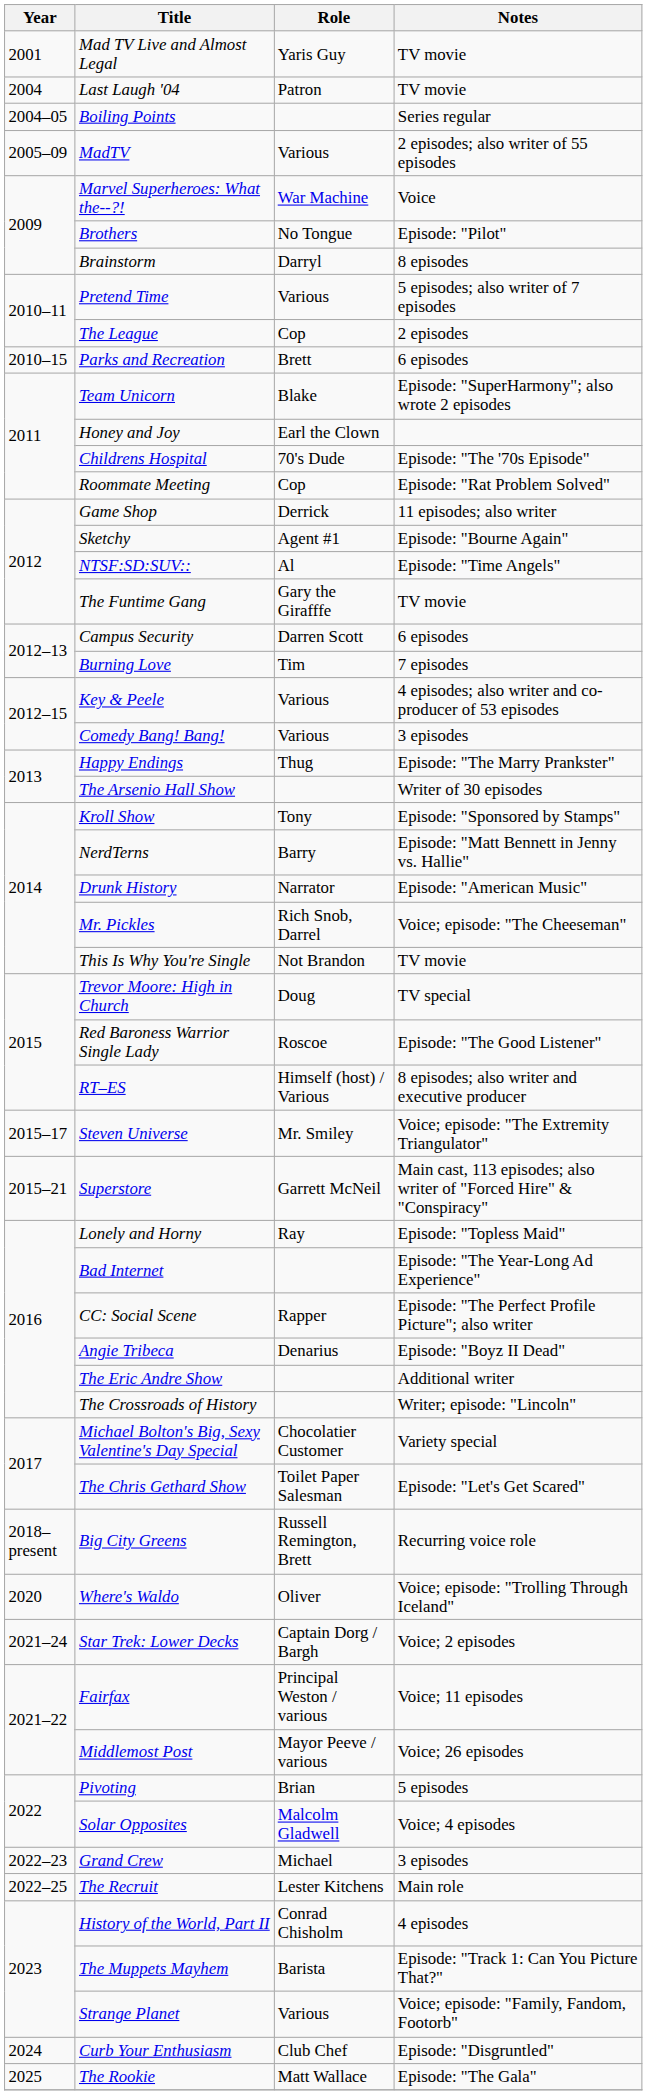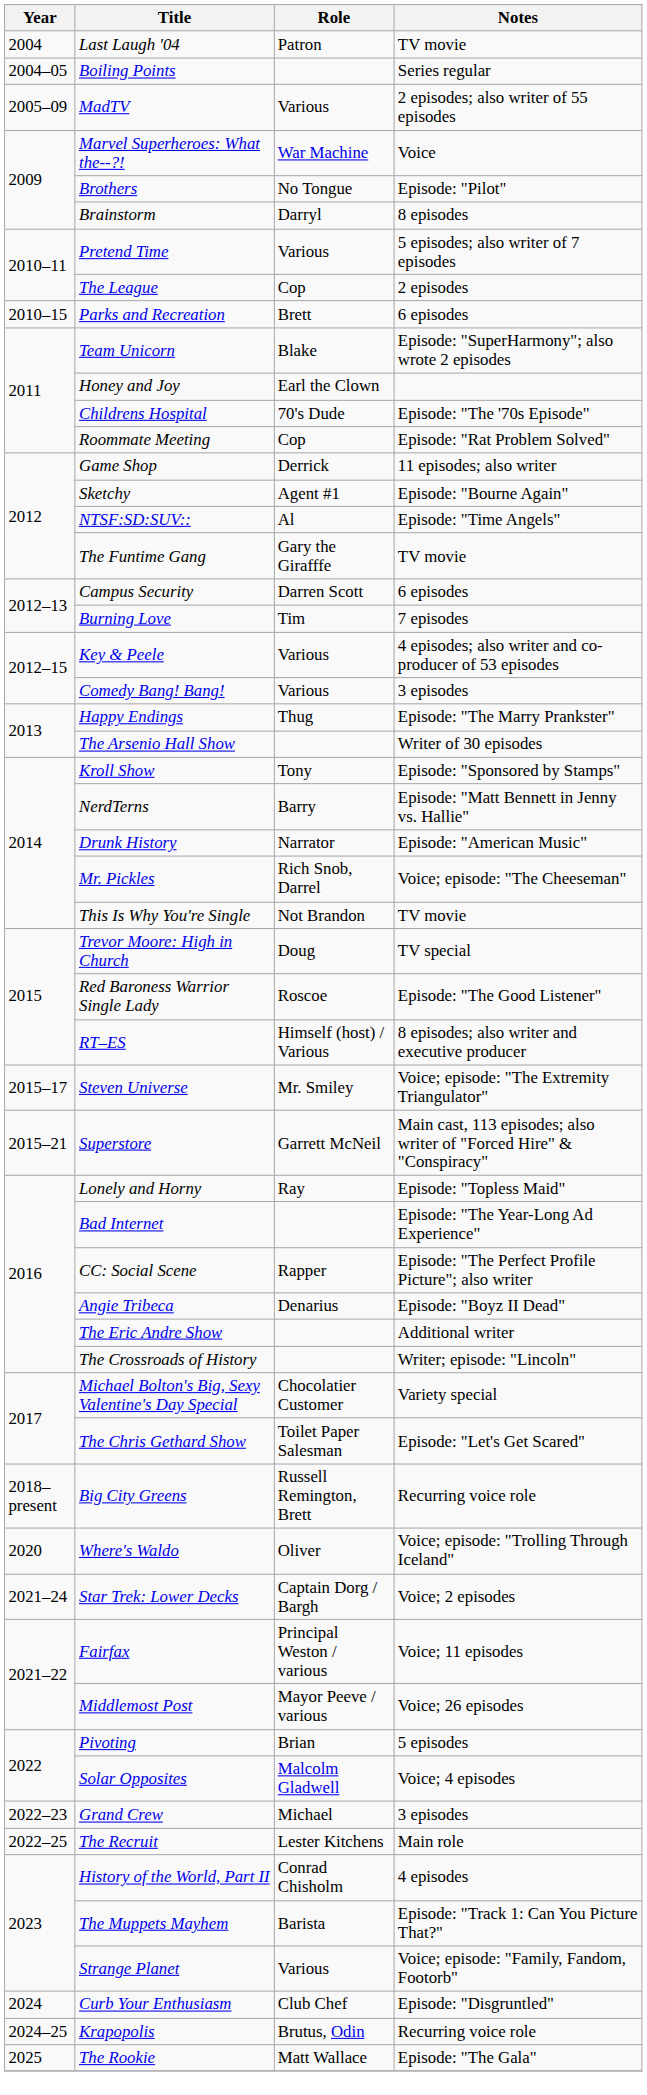- row: (163, 53)
+ row: (117, 2031)
